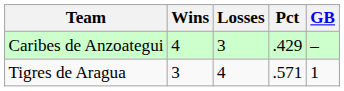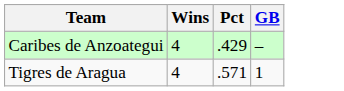- column: (241, 18)
(176, 72) 3 -> (176, 72) 4
